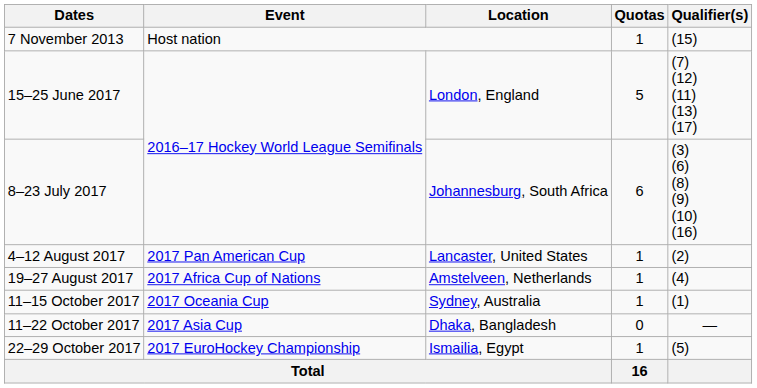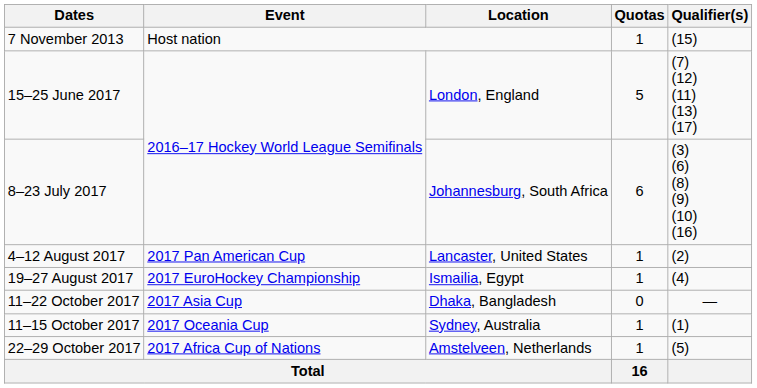(234, 278) 2017 Africa Cup of Nations -> (254, 278) 2017 EuroHockey Championship
(510, 278) Amstelveen, Netherlands -> (476, 278) Ismailia, Egypt
rows swapped: (74, 302) <-> (74, 325)
(254, 348) 2017 EuroHockey Championship -> (234, 348) 2017 Africa Cup of Nations
(476, 348) Ismailia, Egypt -> (510, 348) Amstelveen, Netherlands
